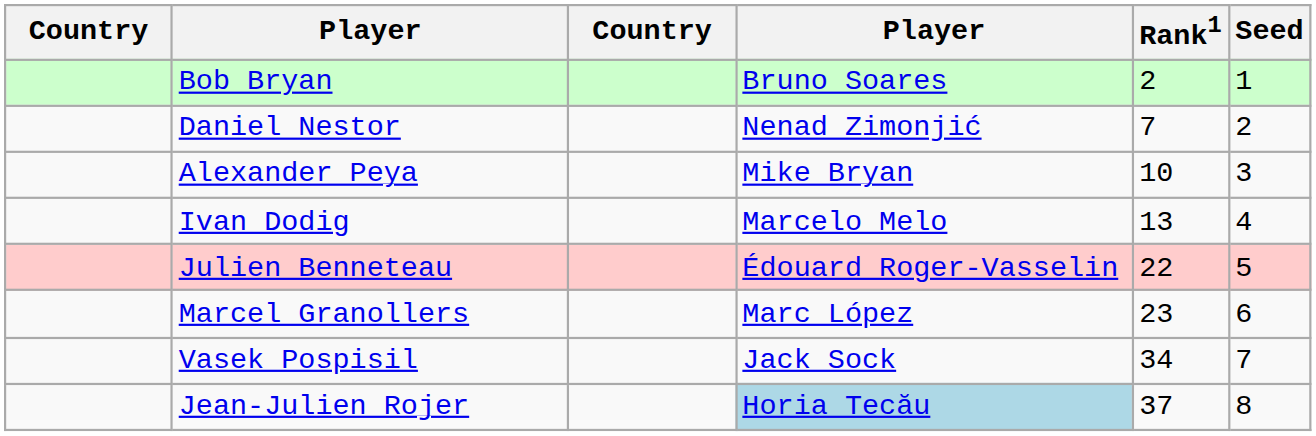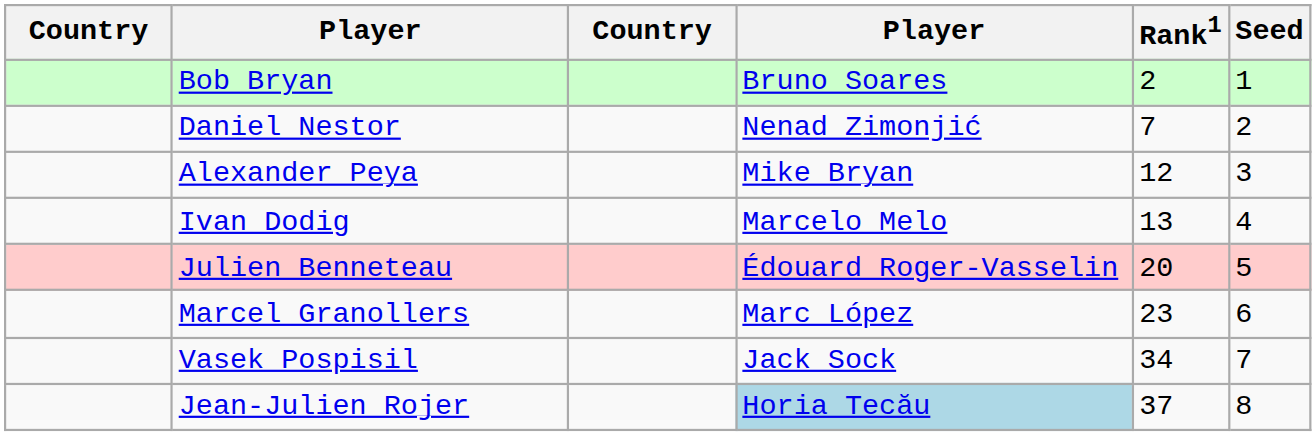(1156, 175) 10 -> (1156, 175) 12
(1156, 268) 22 -> (1156, 268) 20
